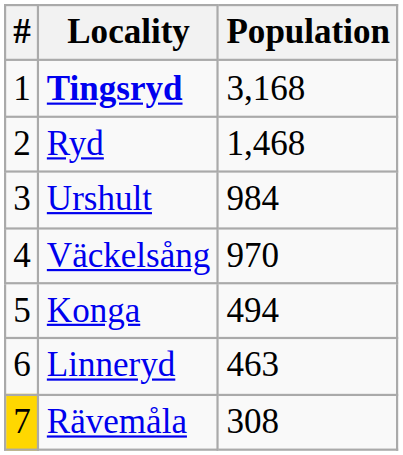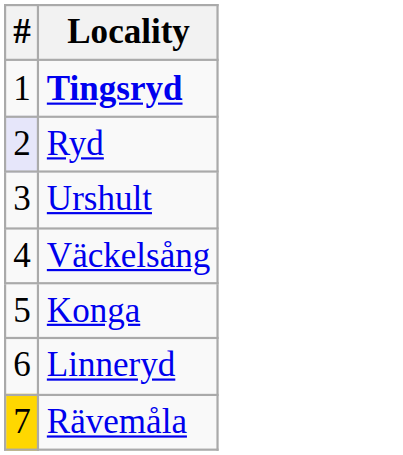- column: (308, 32)
(22, 143) no background -> (22, 143) lavender background
